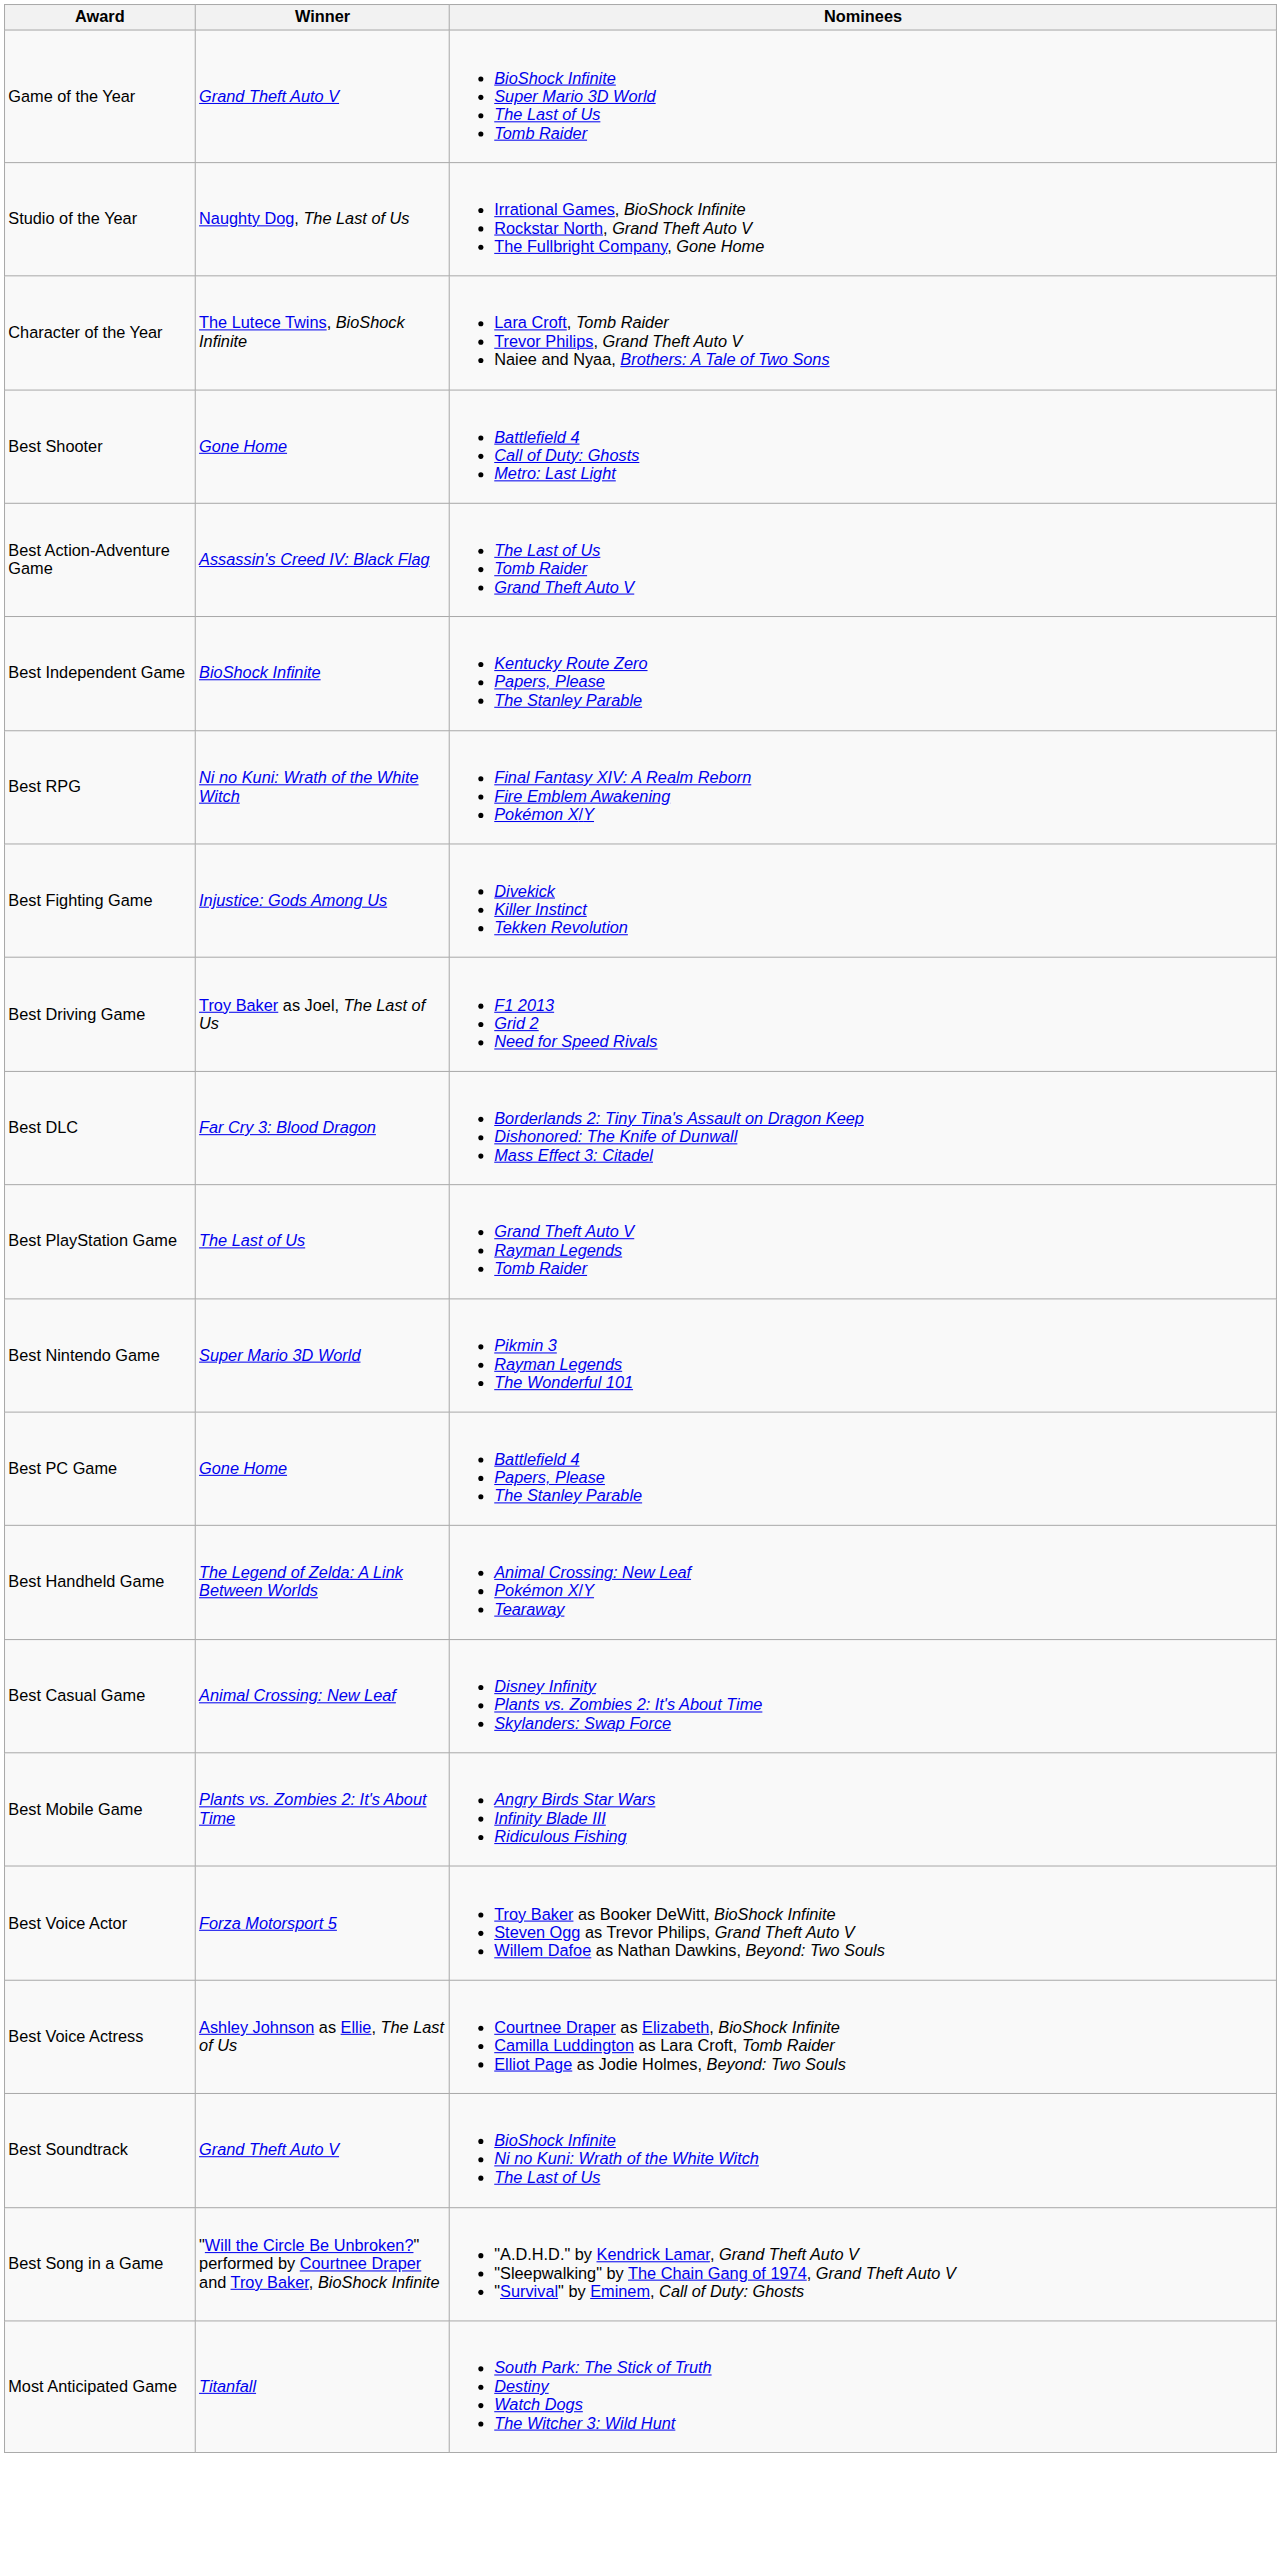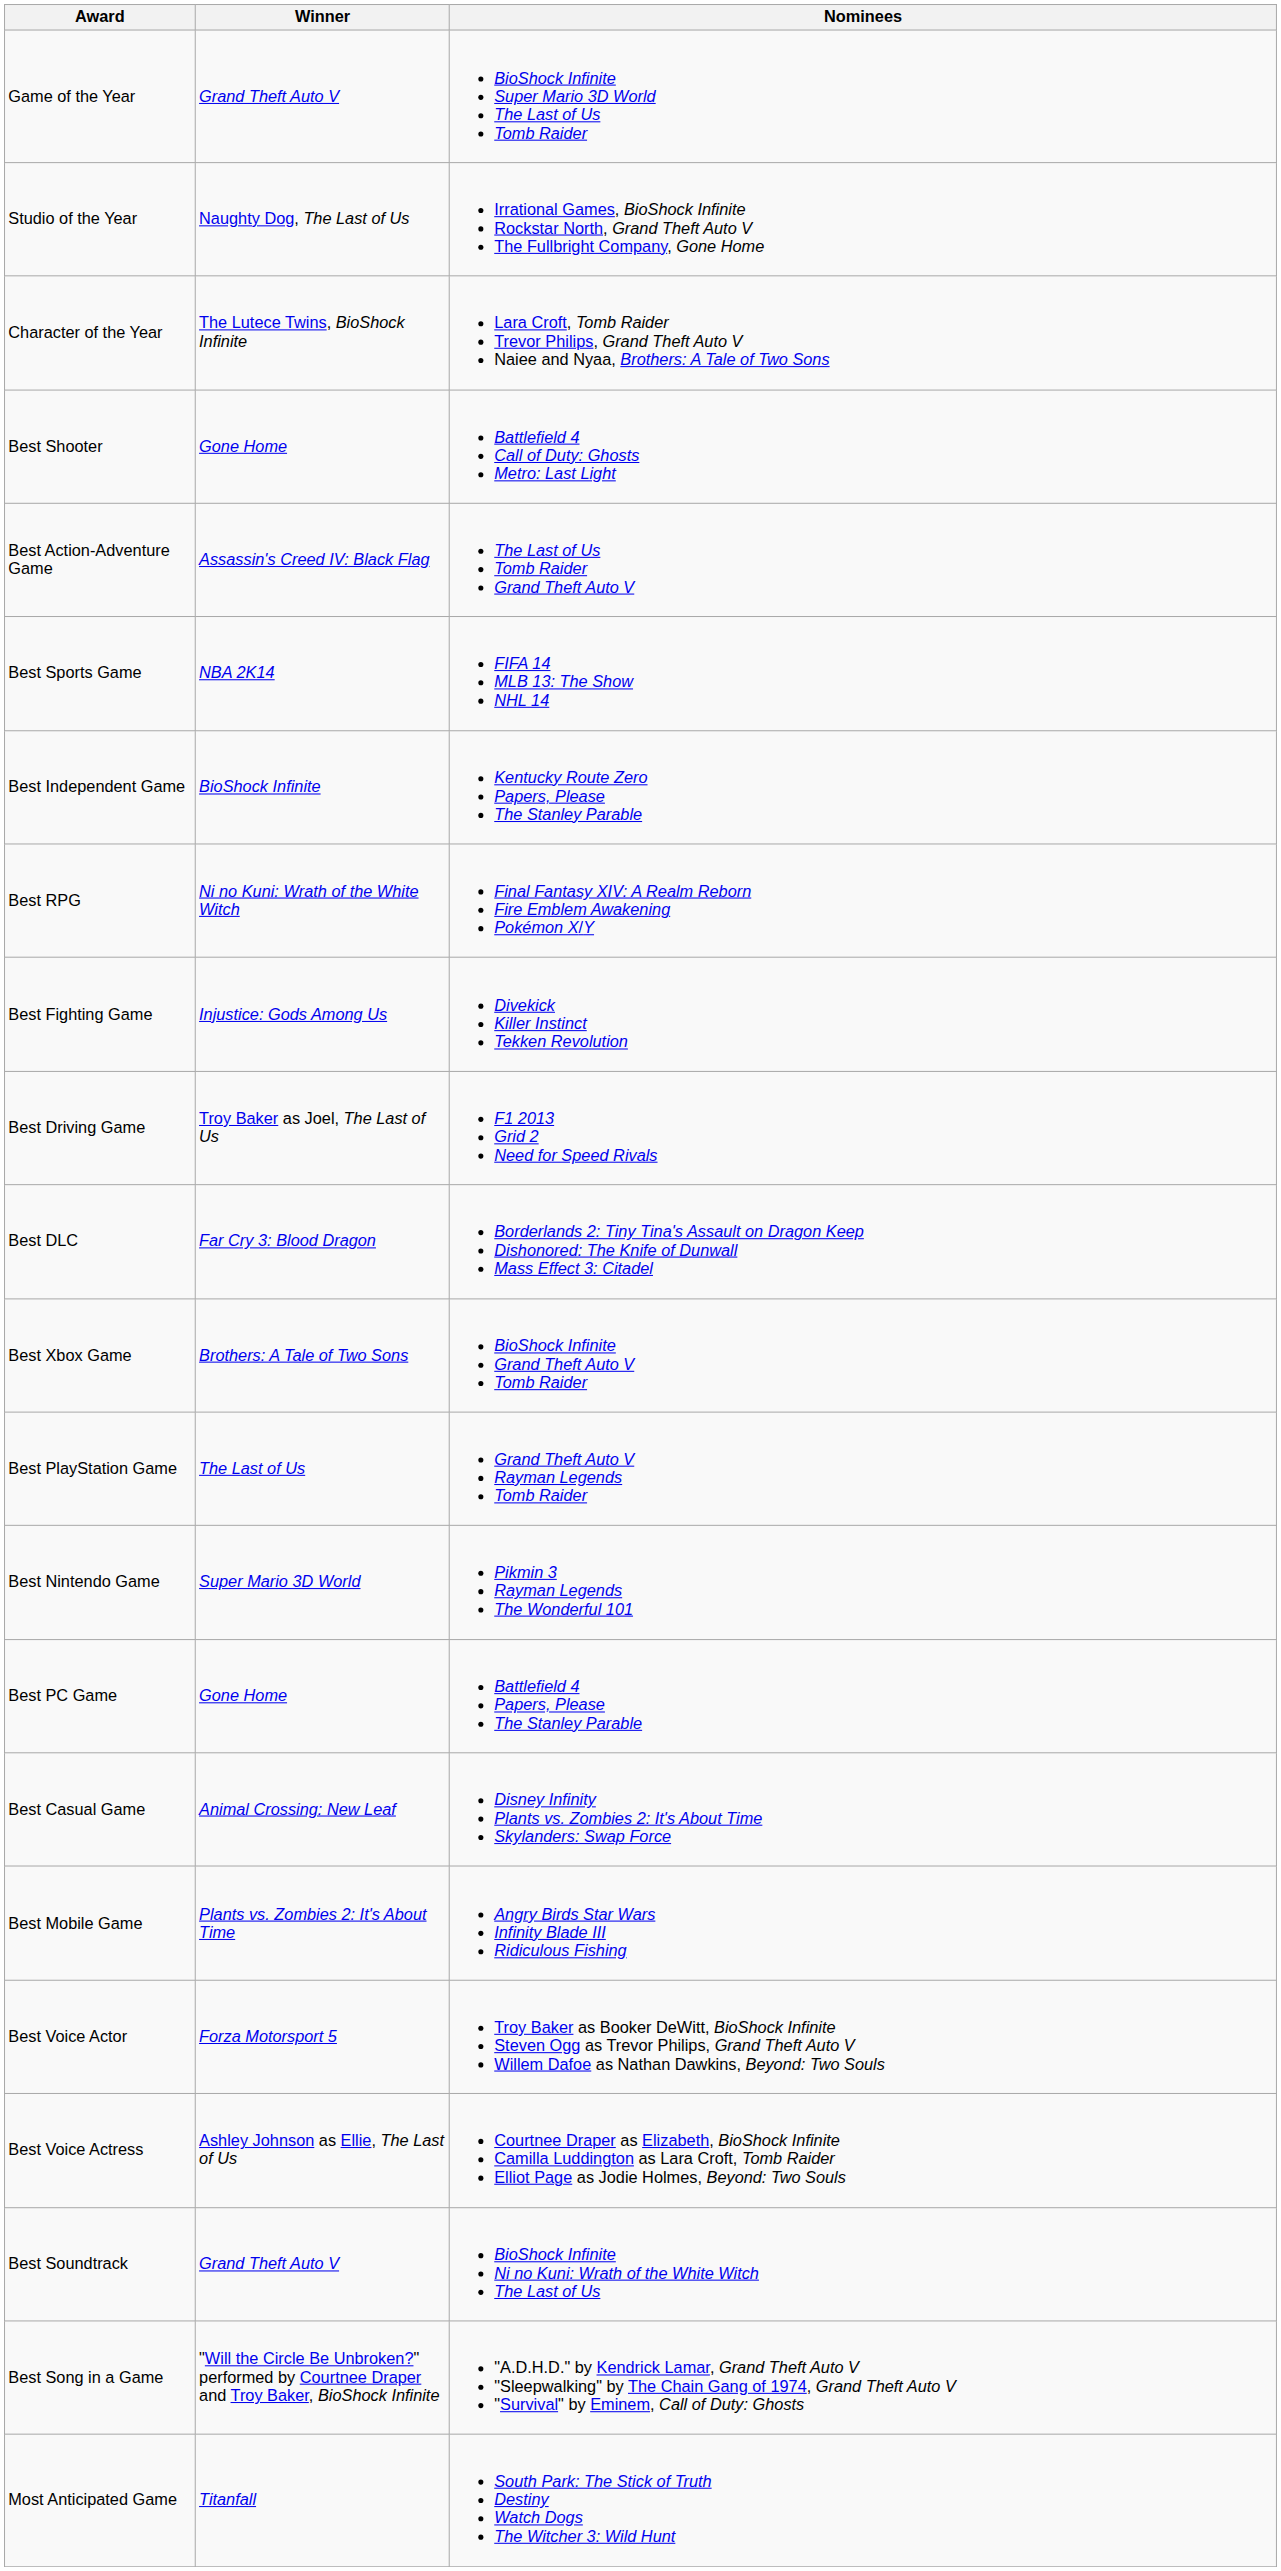+ row: (75, 673)
+ row: (70, 1355)
- row: (86, 1582)
